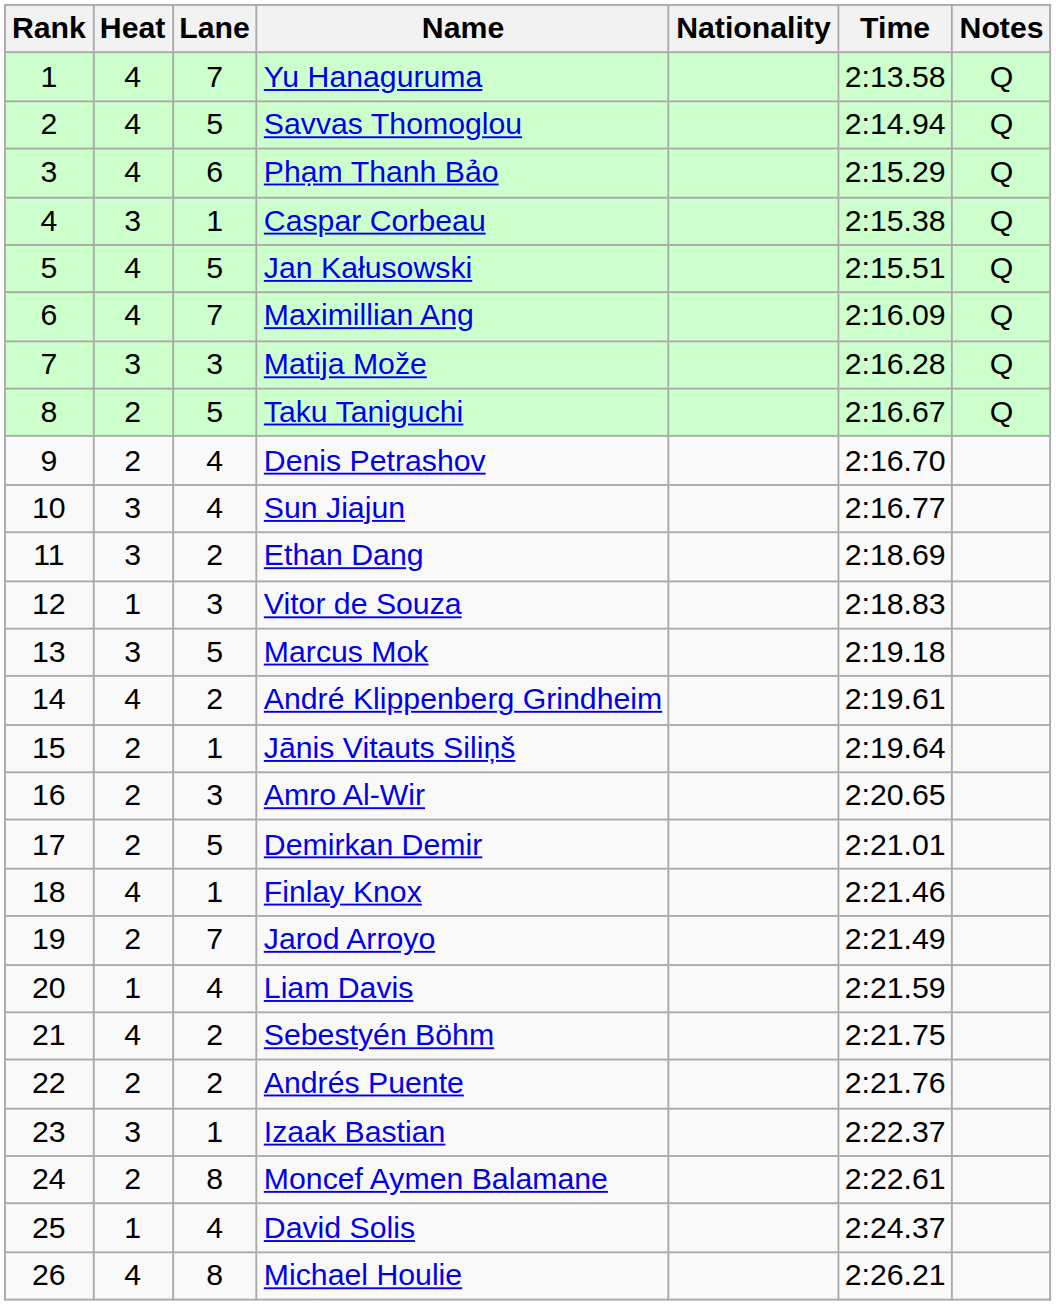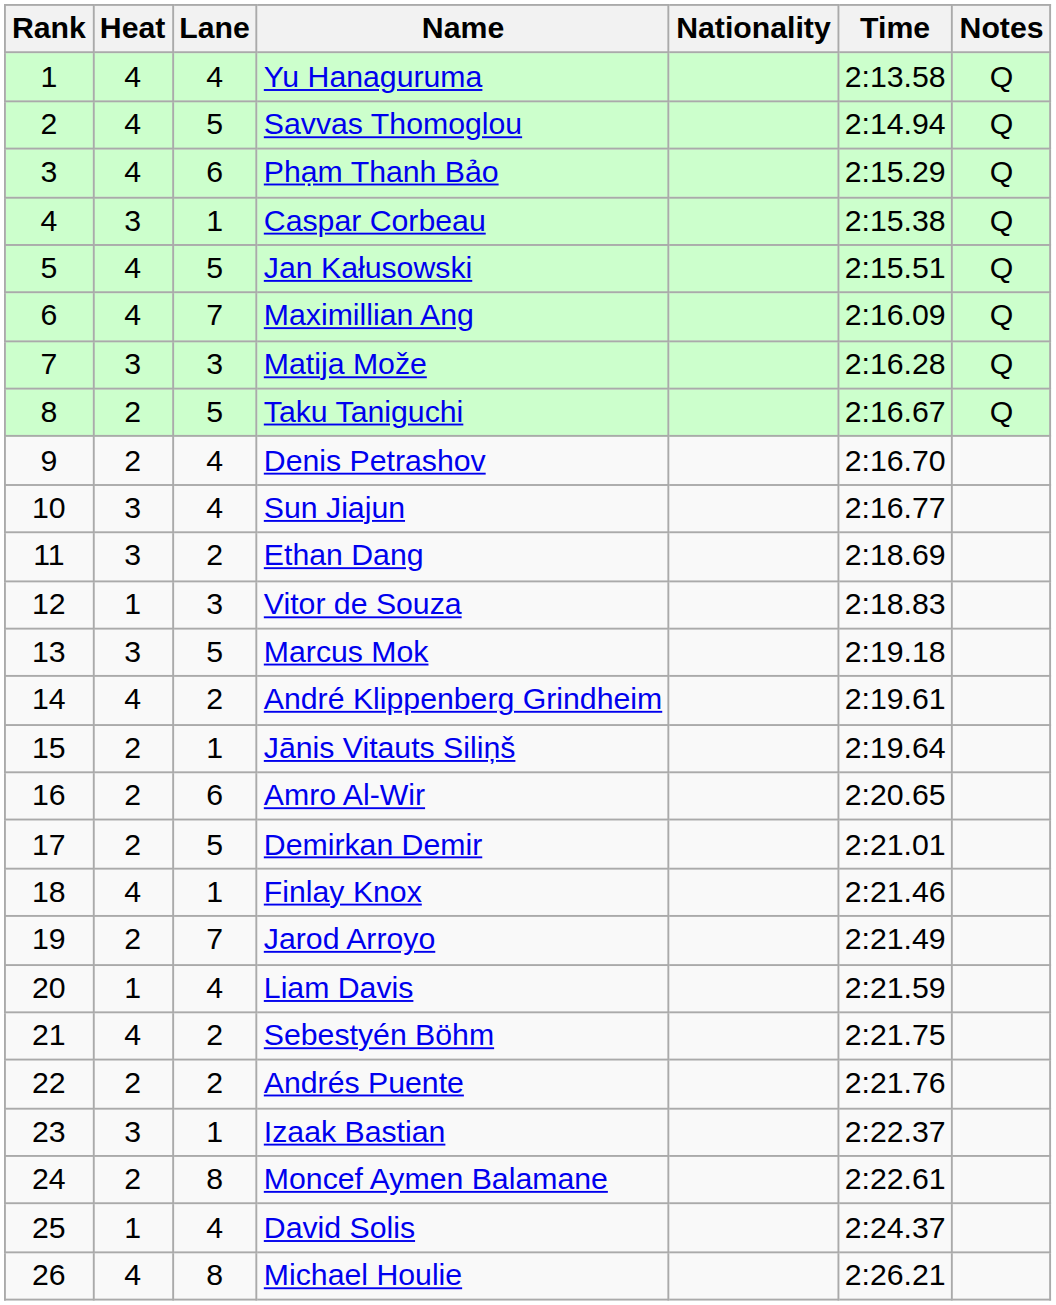(215, 76) 7 -> (215, 76) 4
(215, 795) 3 -> (215, 795) 6
